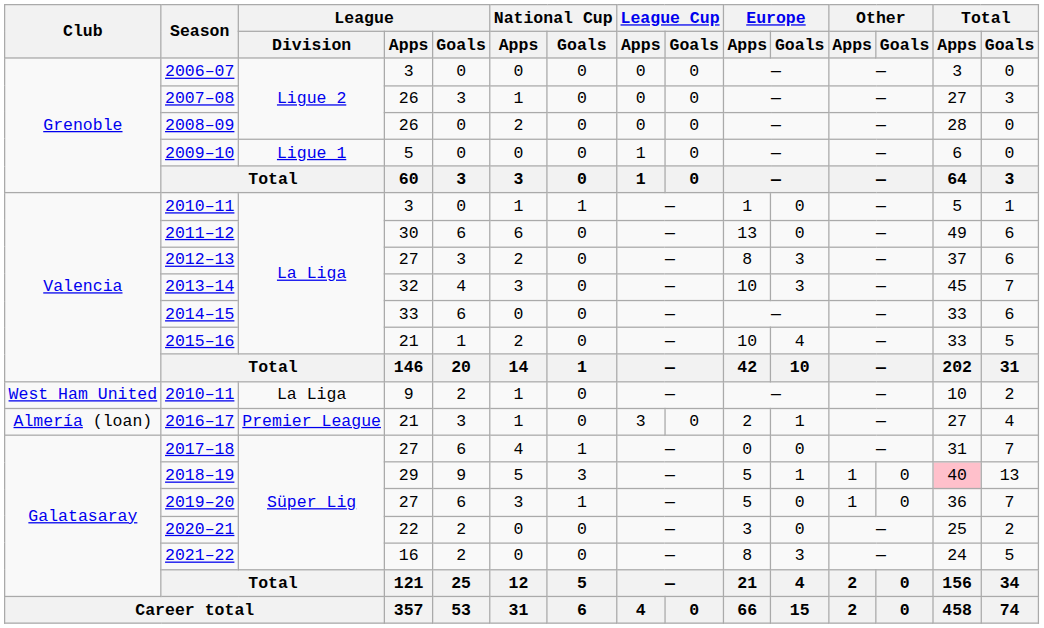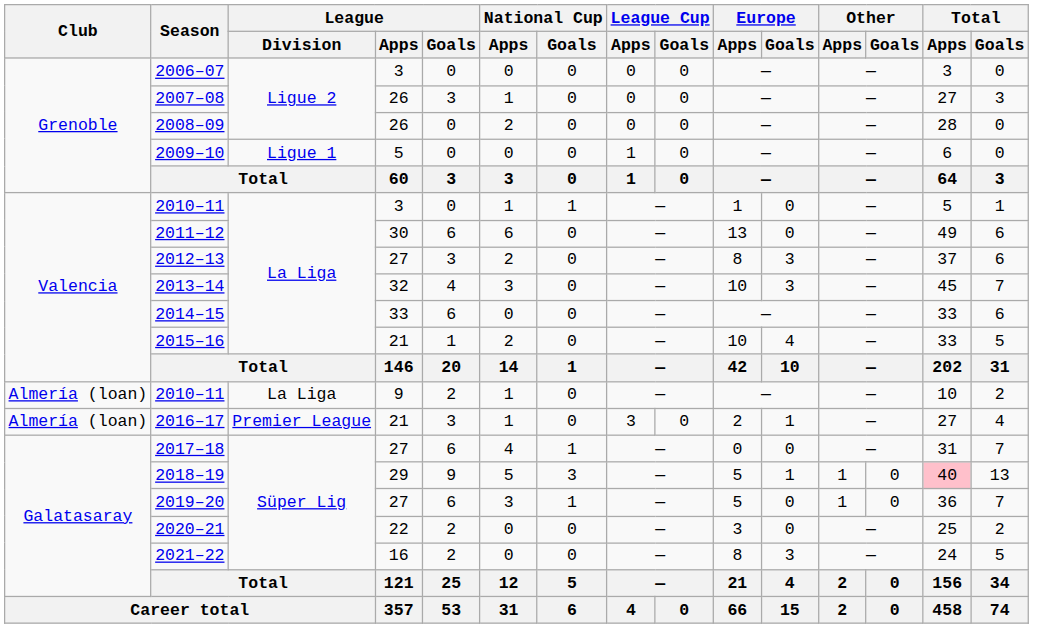(83, 395) West Ham United -> (78, 395) Almería (loan)
